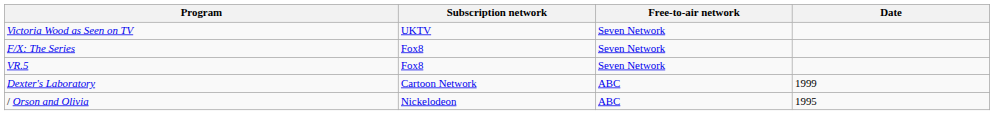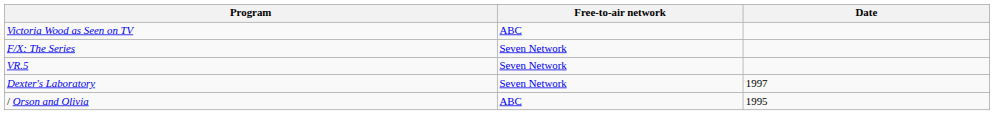- column: (497, 13)
(632, 30) Seven Network -> (511, 30) ABC
(609, 83) ABC -> (533, 83) Seven Network
(806, 83) 1999 -> (757, 83) 1997
